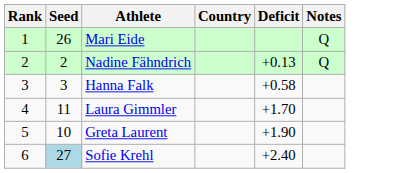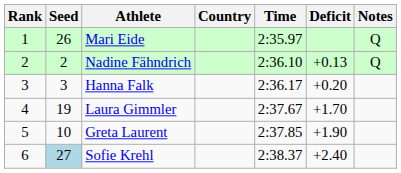+ column: (280, 16)
(279, 86) +0.58 -> (330, 86) +0.20
(64, 109) 11 -> (64, 109) 19
